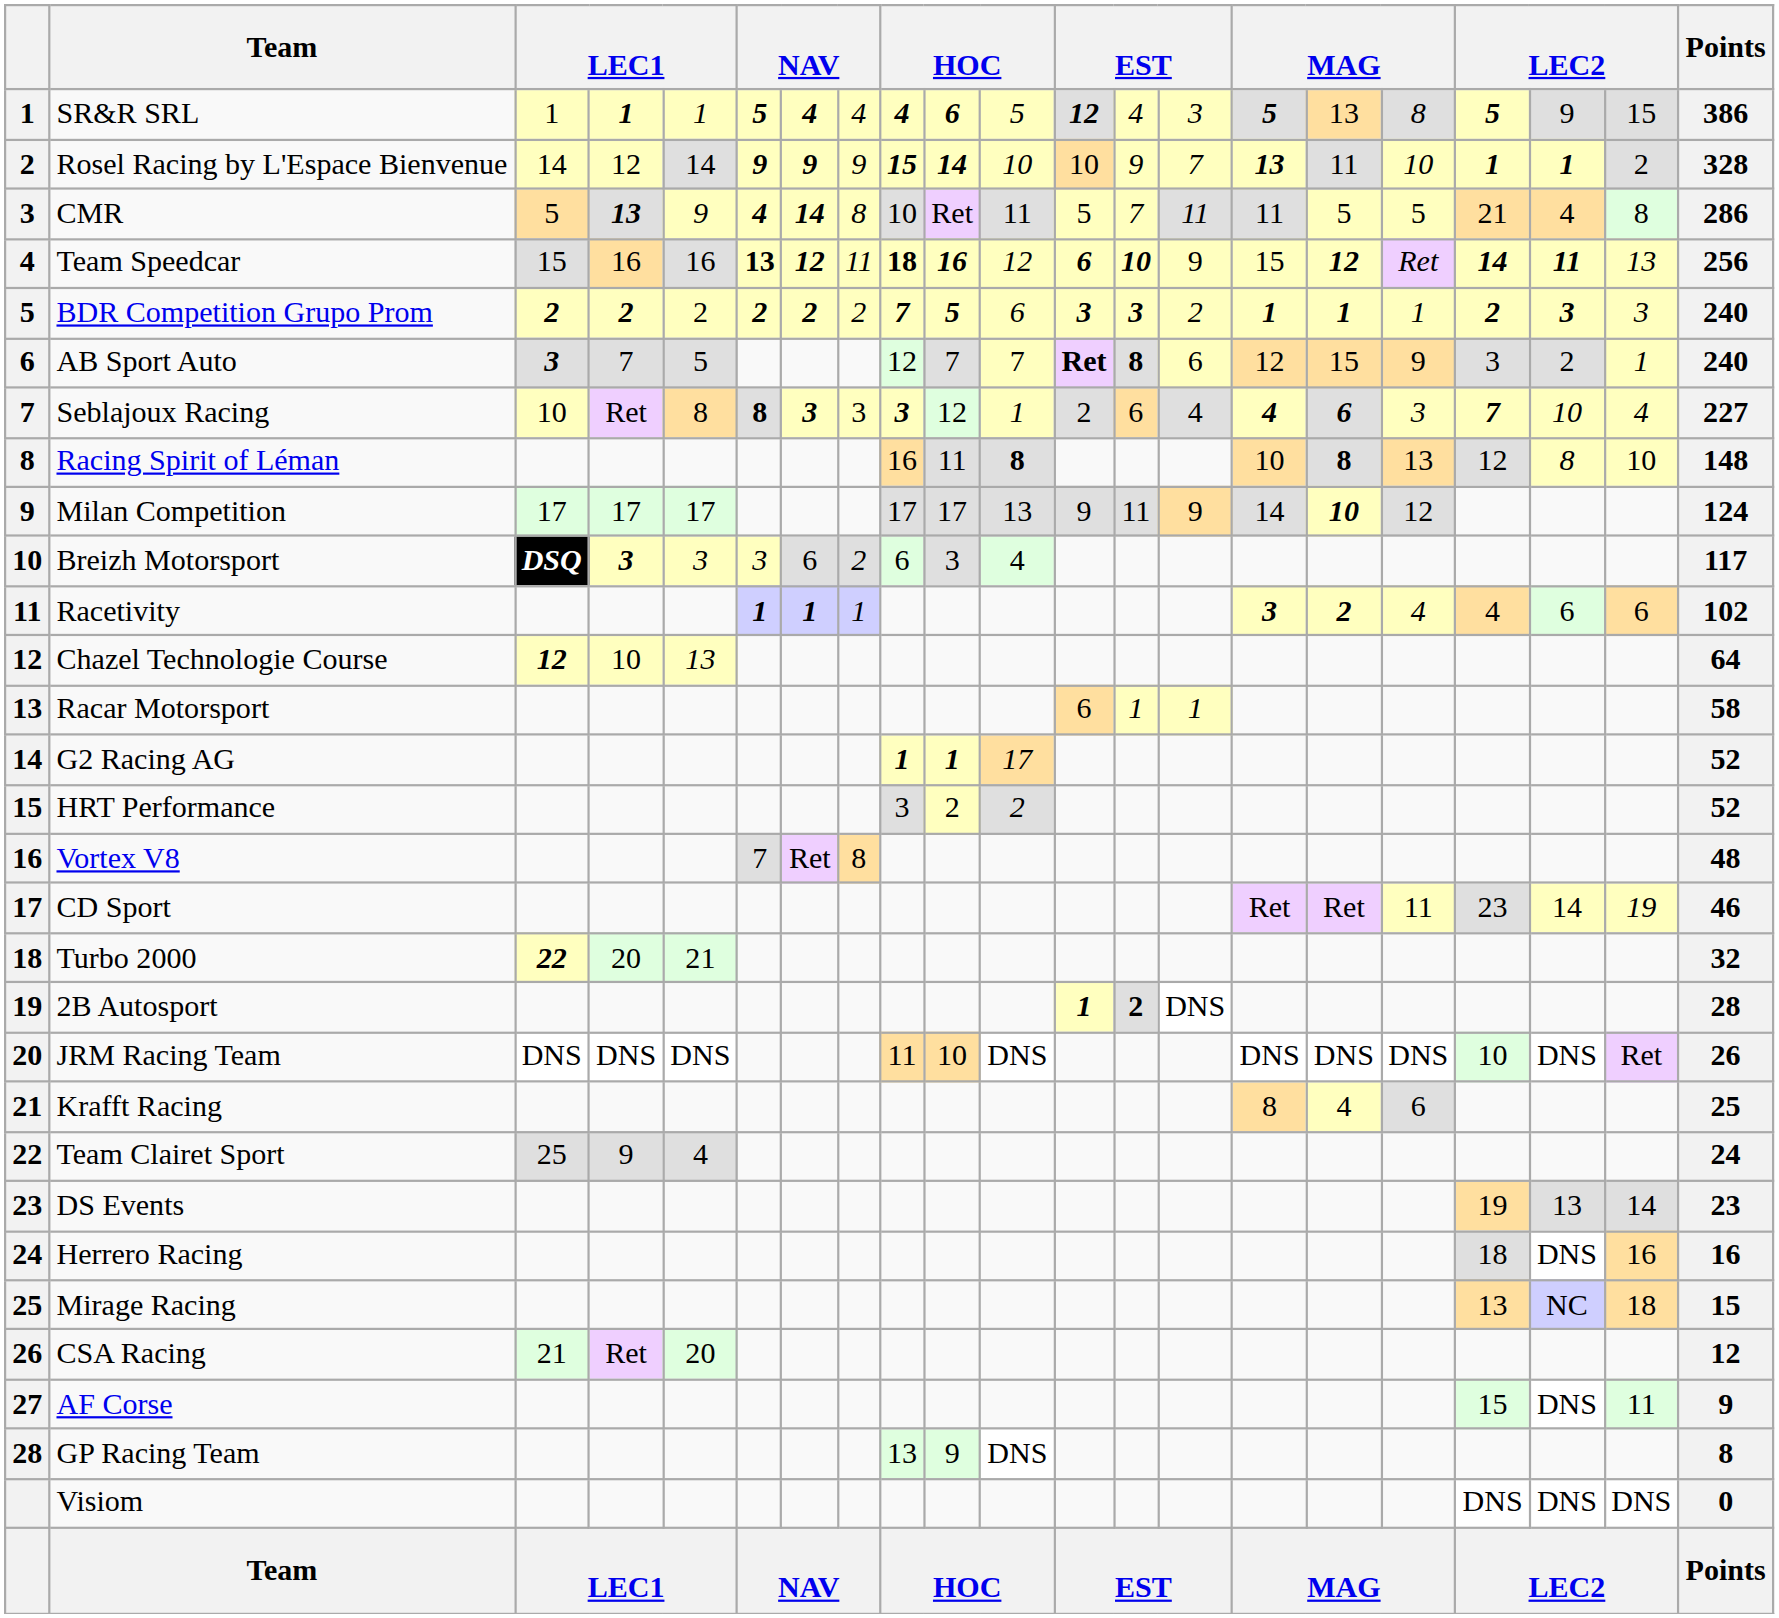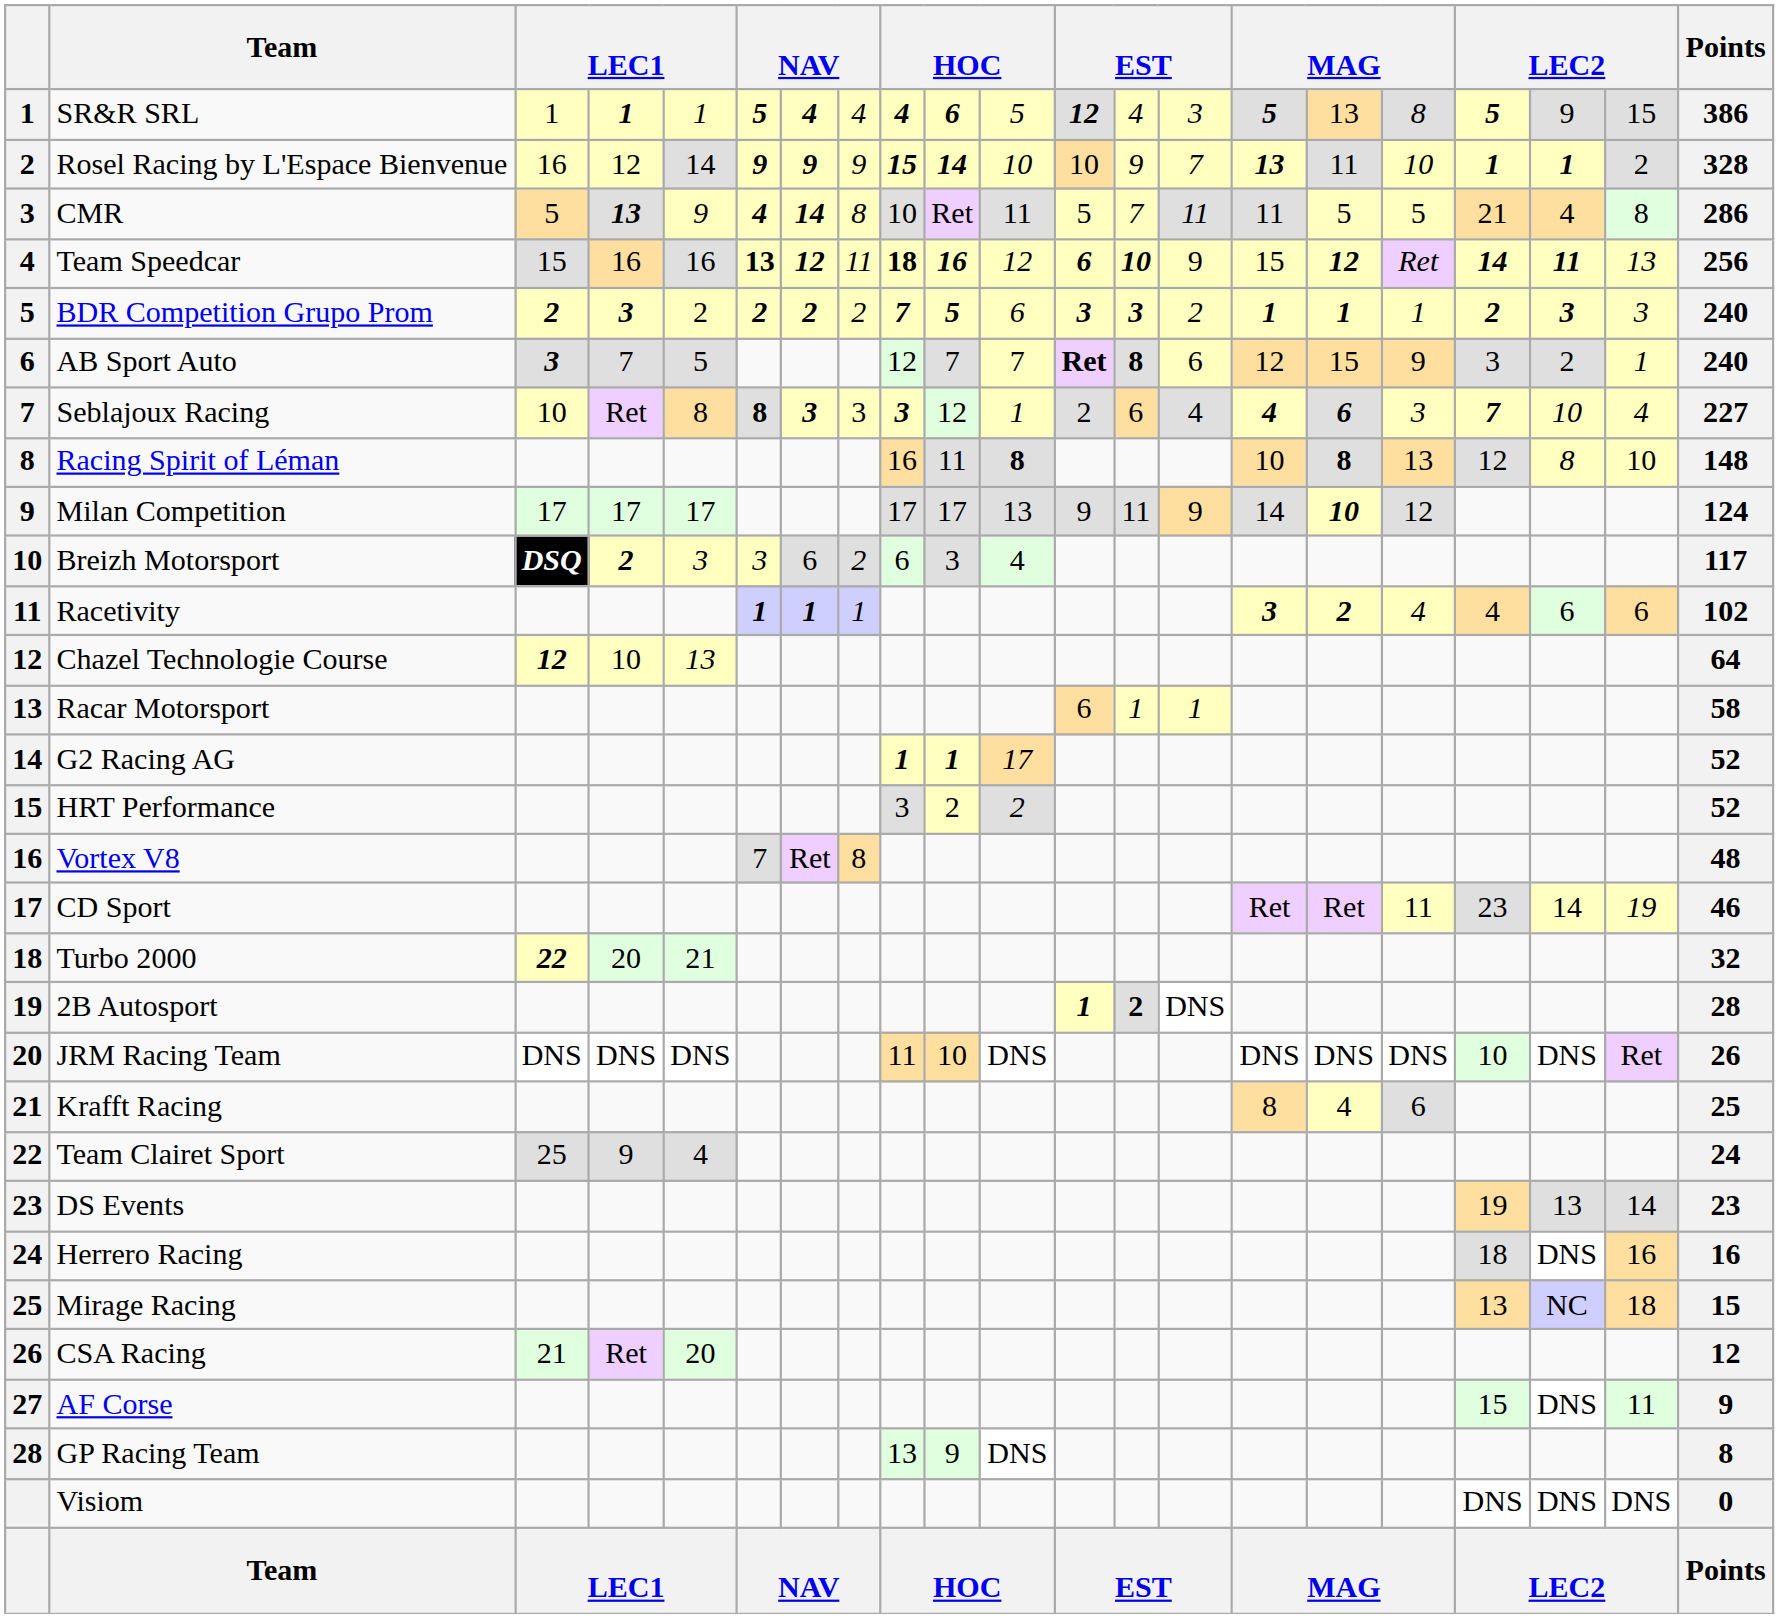(552, 163) 14 -> (552, 163) 16
(626, 312) 2 -> (626, 312) 3
(626, 560) 3 -> (626, 560) 2
